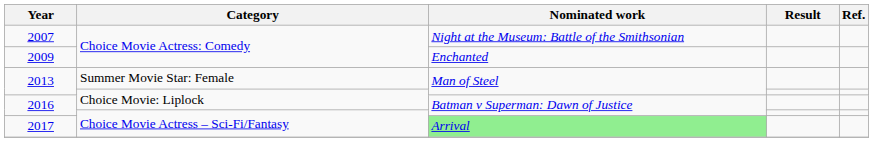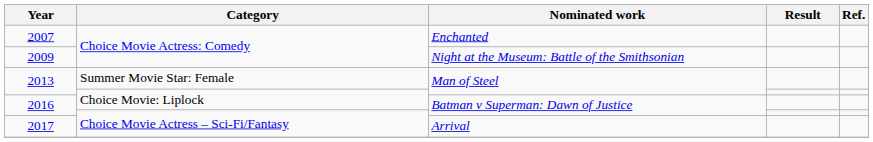(558, 36) Night at the Museum: Battle of the Smithsonian -> (460, 36) Enchanted
(460, 57) Enchanted -> (558, 57) Night at the Museum: Battle of the Smithsonian
(451, 126) lightgreen background -> (451, 126) no background
